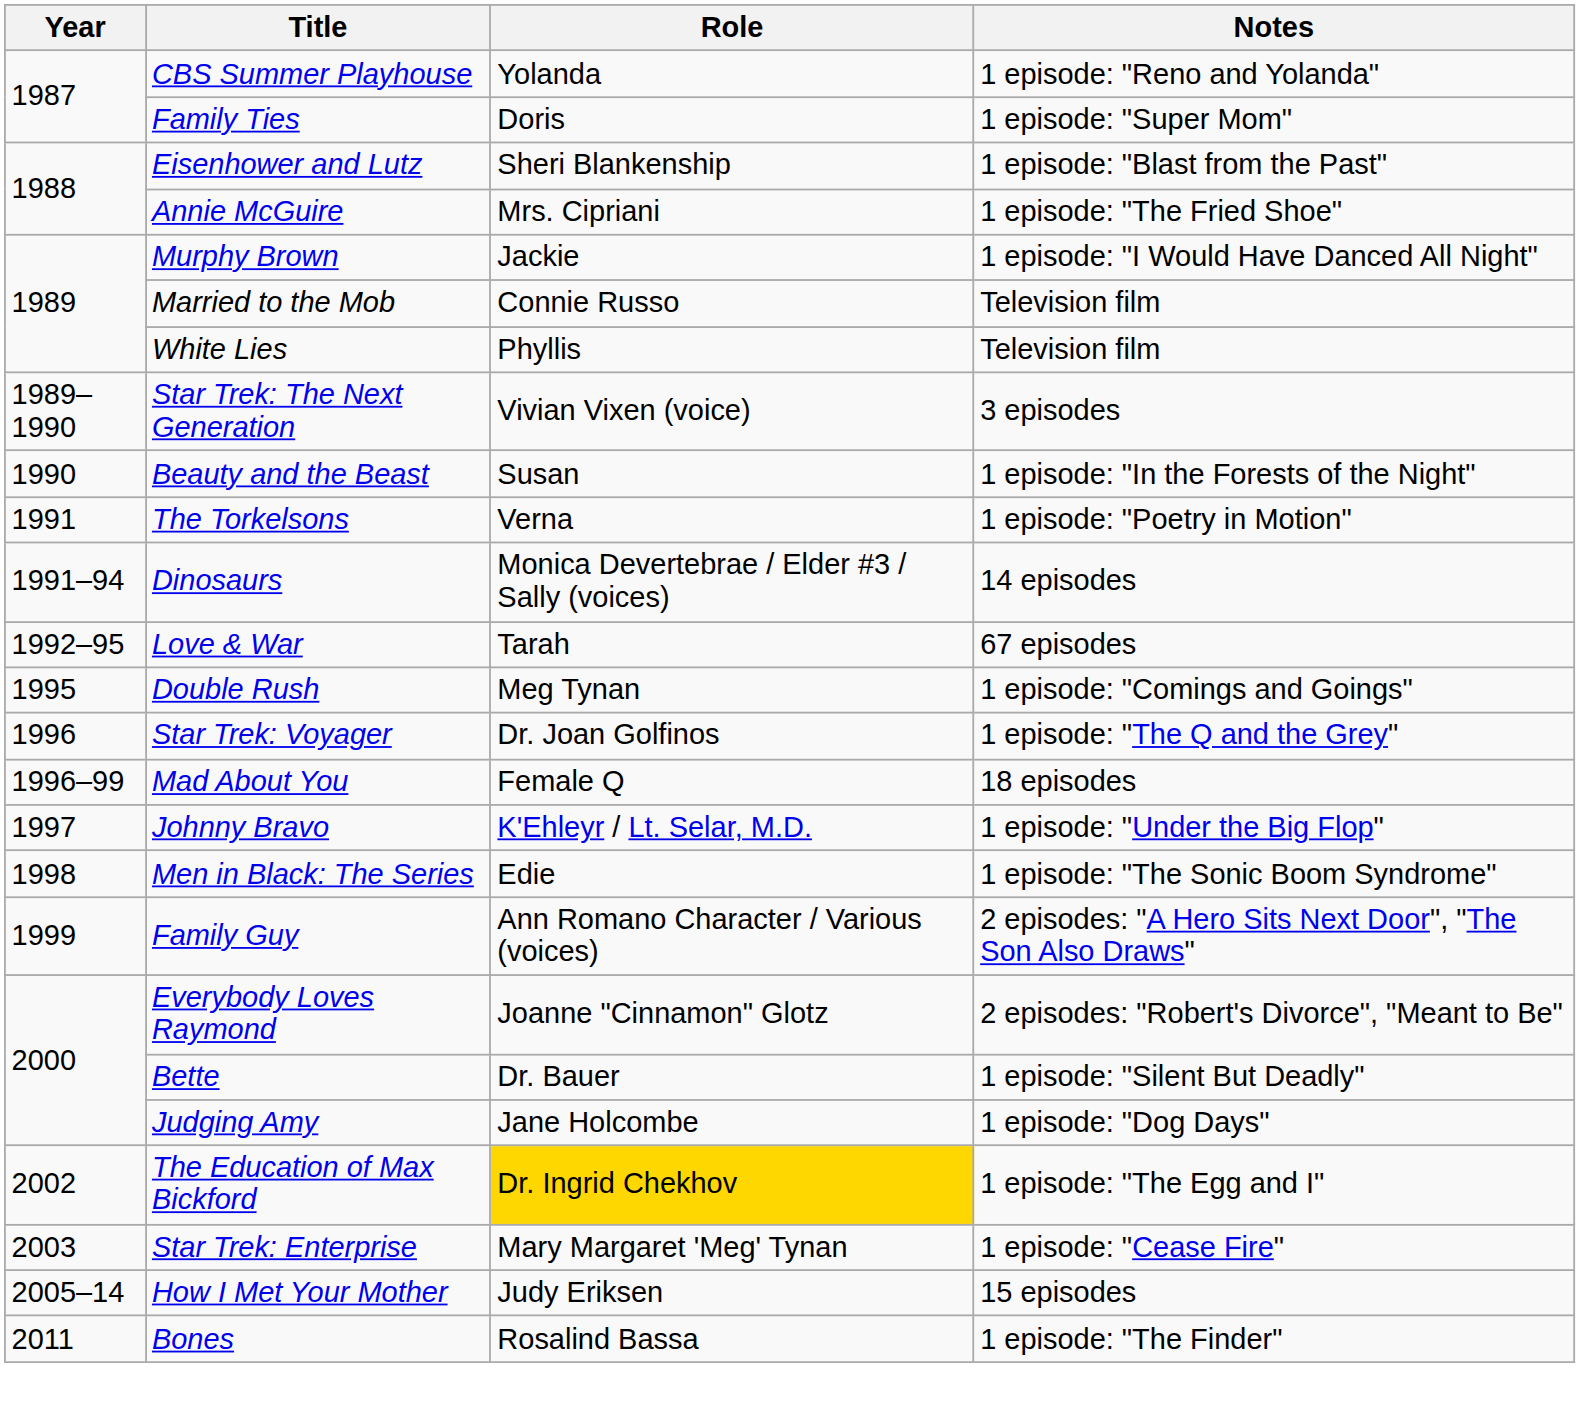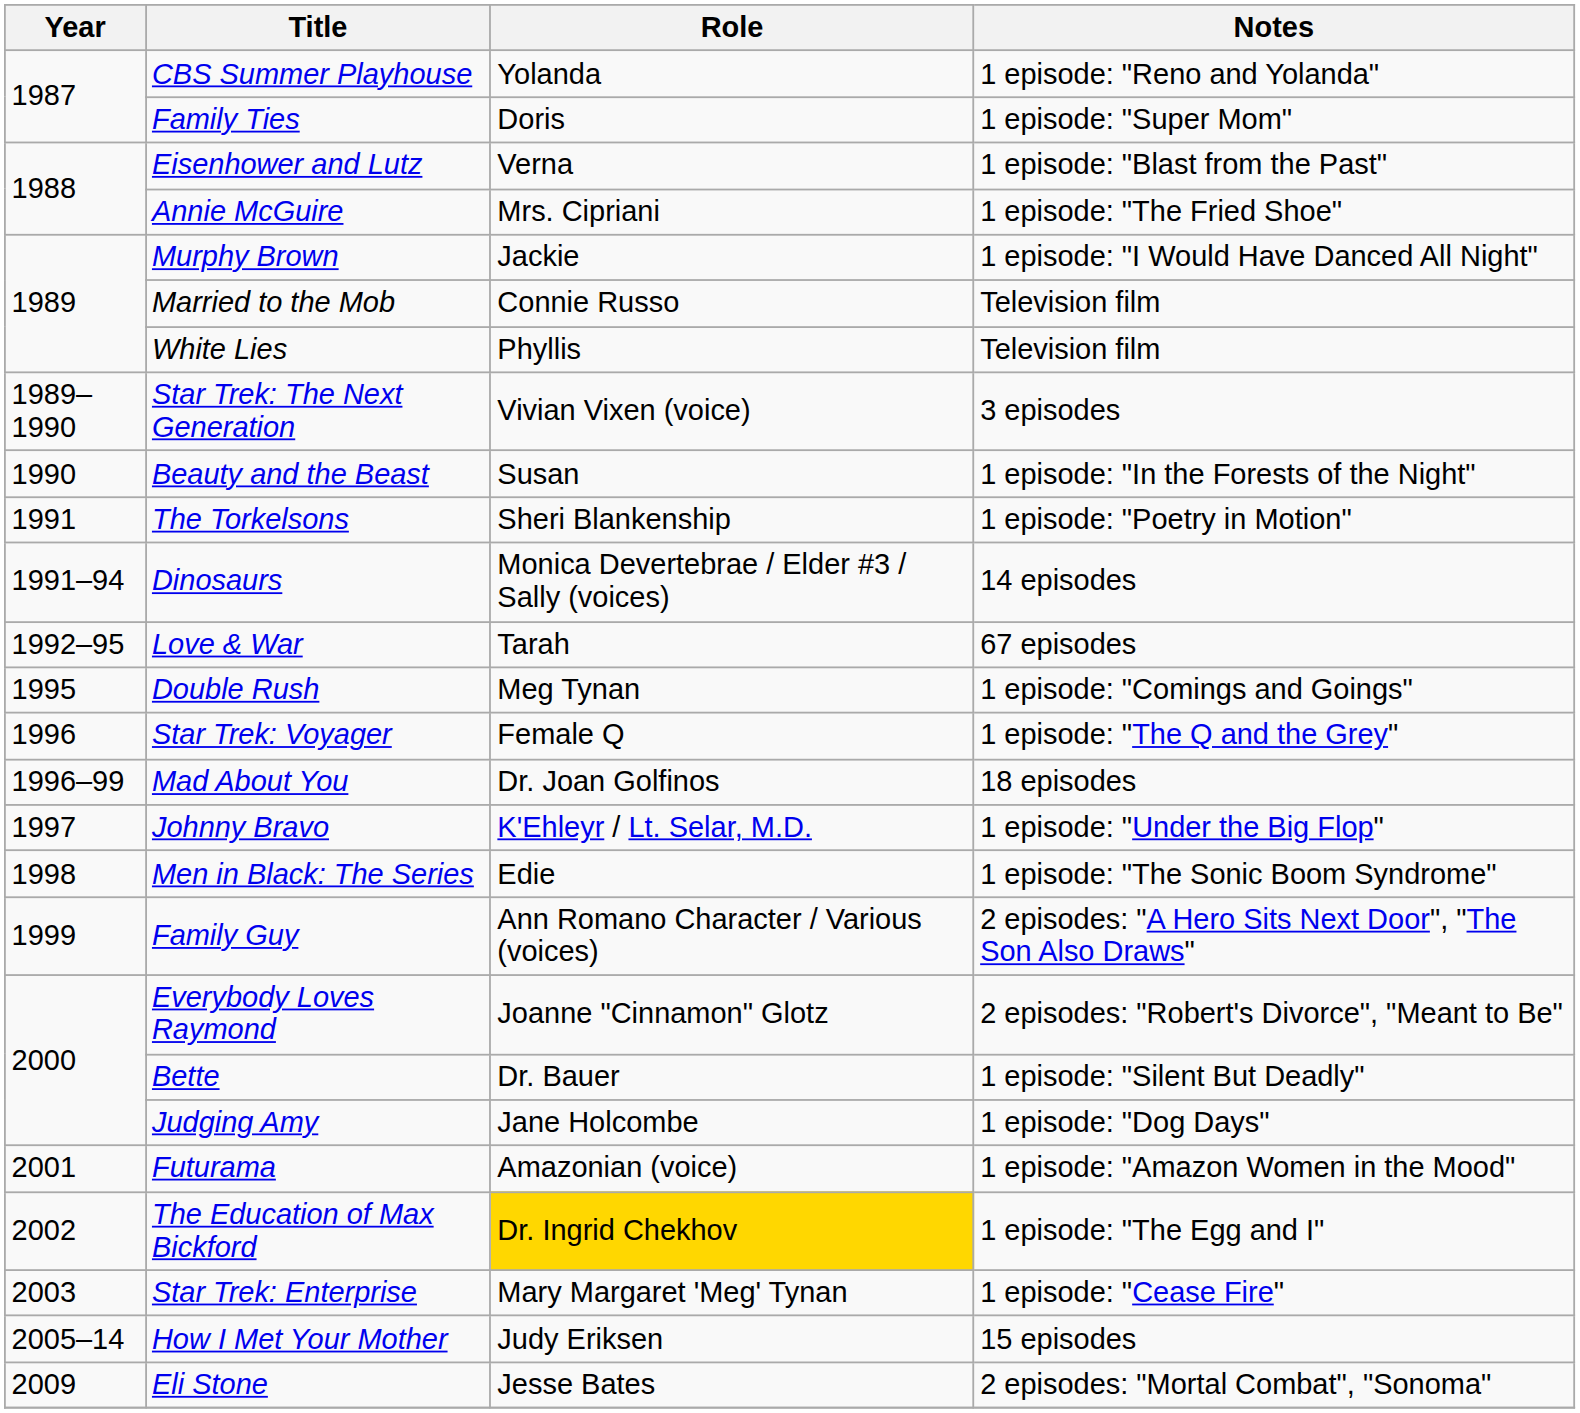(614, 165) Sheri Blankenship -> (535, 165) Verna
(535, 519) Verna -> (614, 519) Sheri Blankenship
(608, 735) Dr. Joan Golfinos -> (561, 735) Female Q
(561, 781) Female Q -> (608, 781) Dr. Joan Golfinos
+ row: (214, 1168)
+ row: (210, 1384)
- row: (193, 1338)
